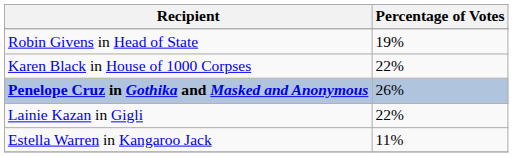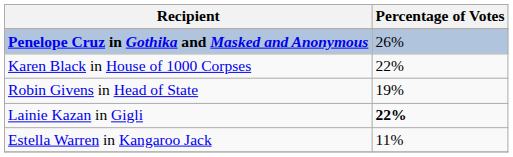rows swapped: (188, 90) <-> (103, 41)
(390, 115) normal -> (391, 115) bold
